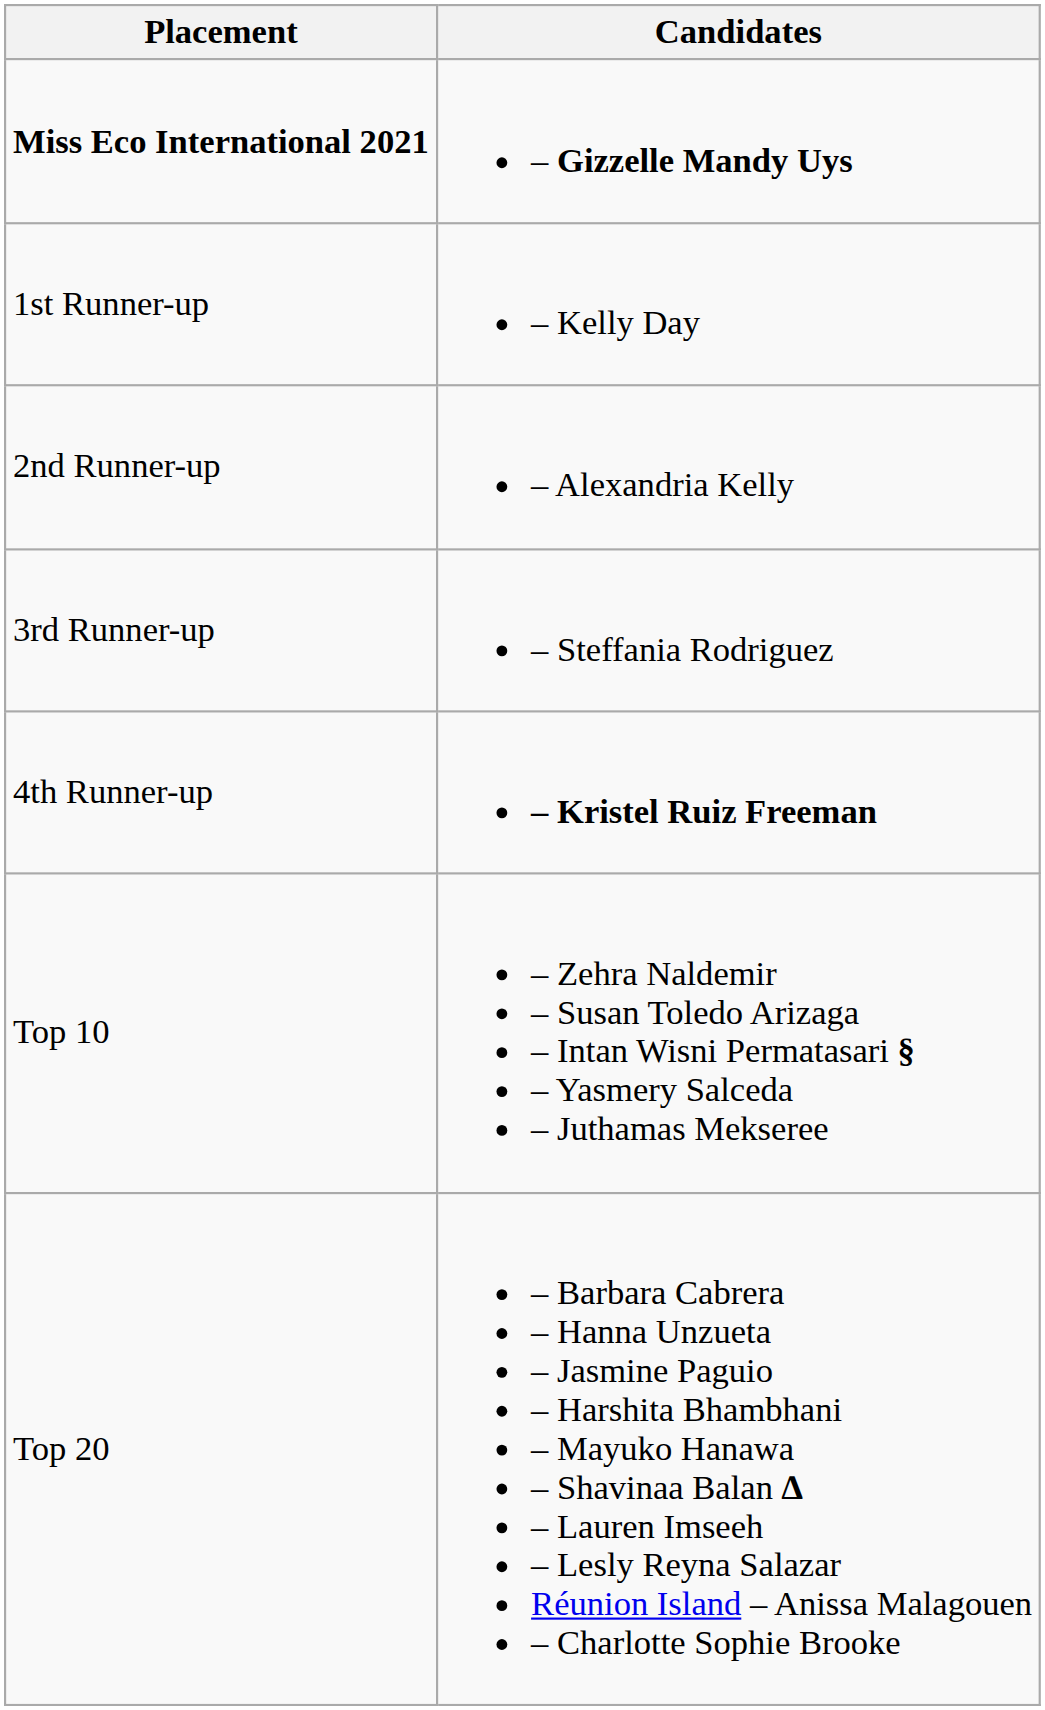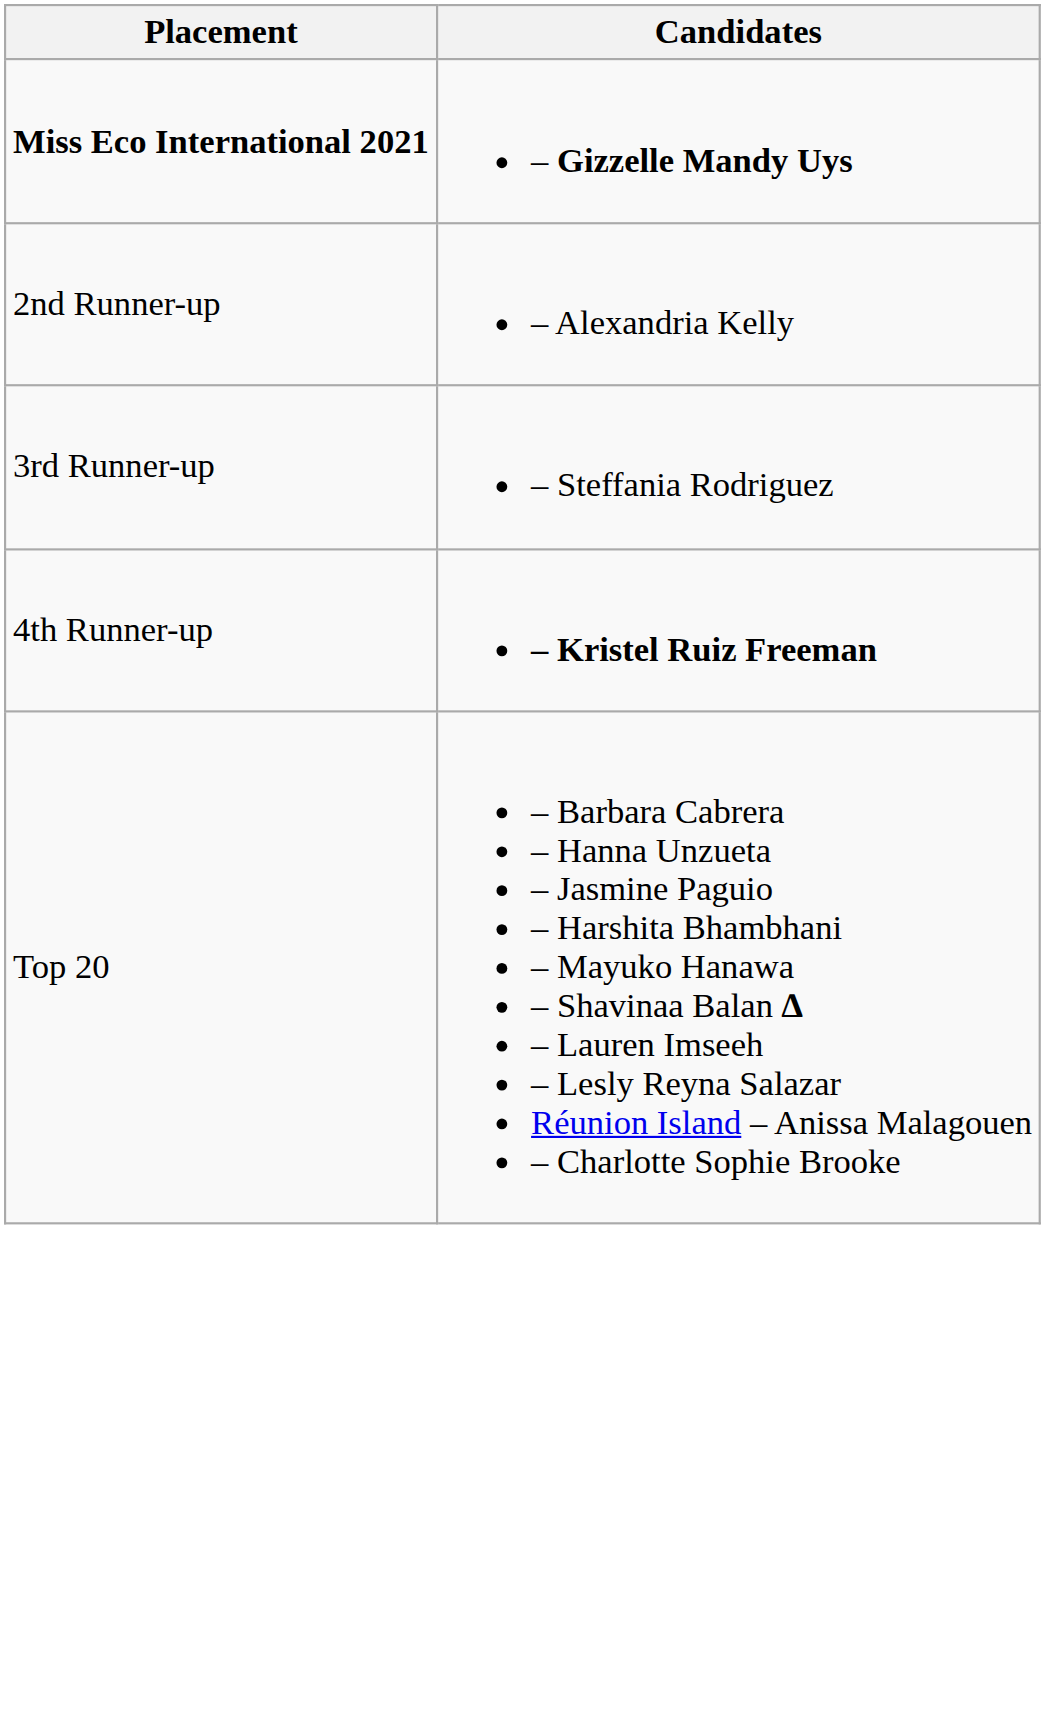- row: (111, 303)
- row: (61, 1032)
